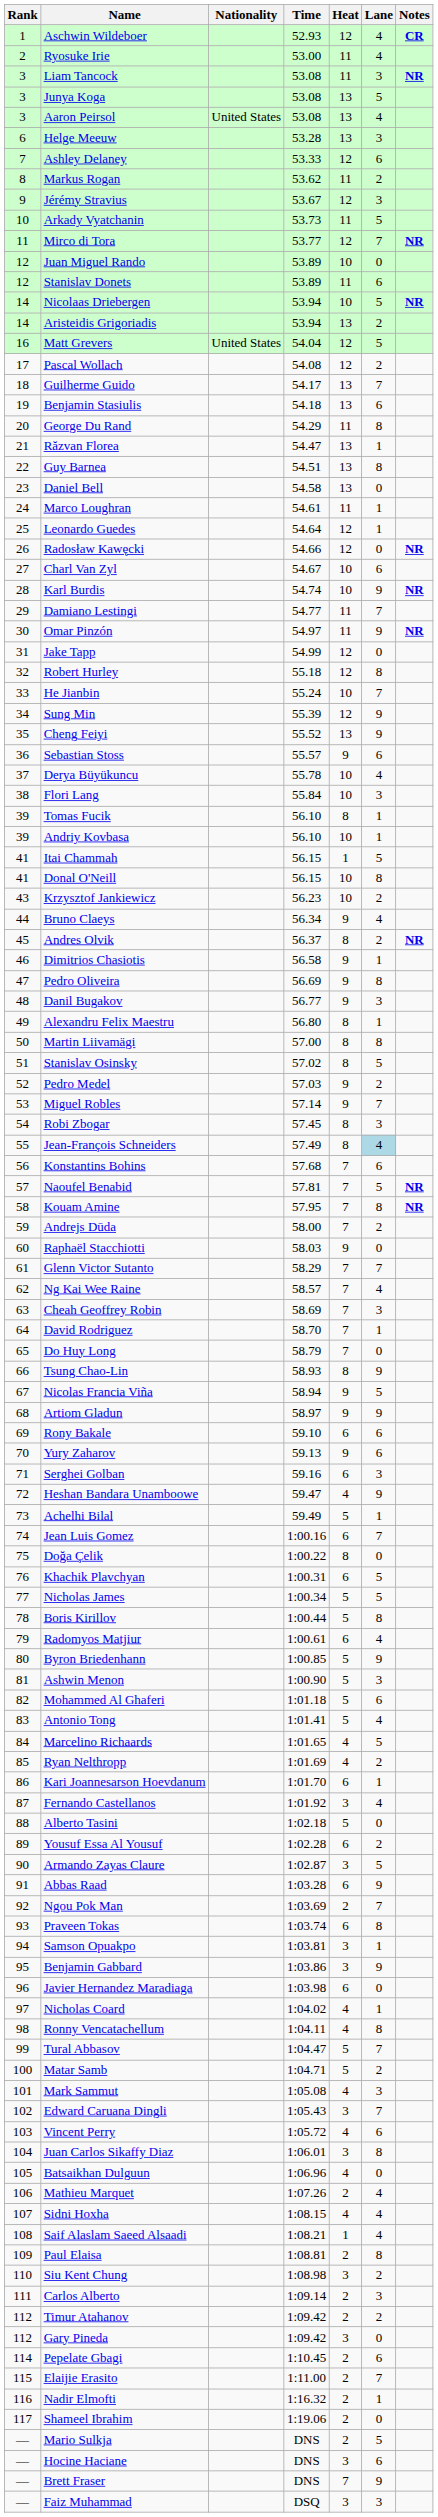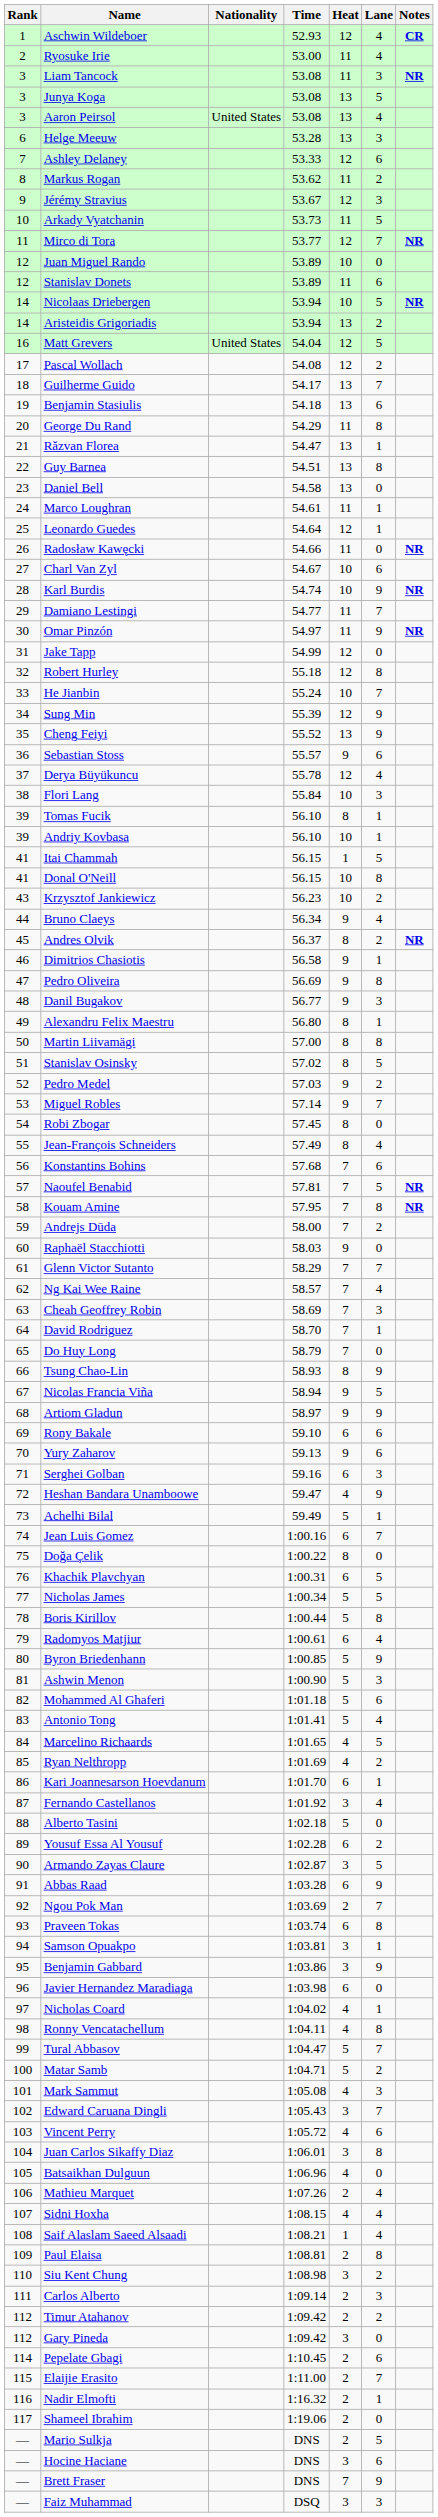(346, 549) 12 -> (346, 549) 11
(346, 775) 10 -> (346, 775) 12
(379, 1124) 3 -> (379, 1124) 0
(379, 1145) lightblue background -> (379, 1145) no background
